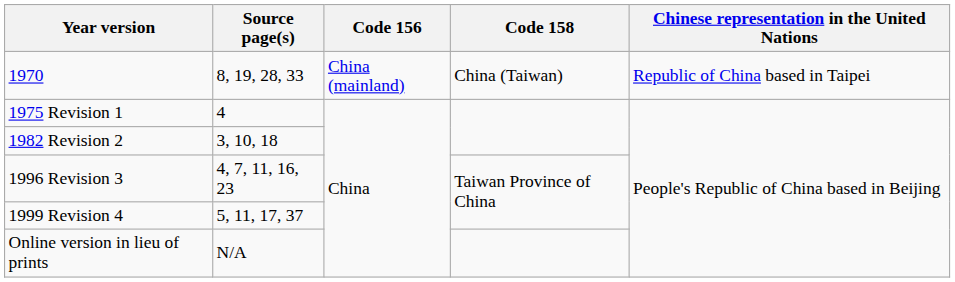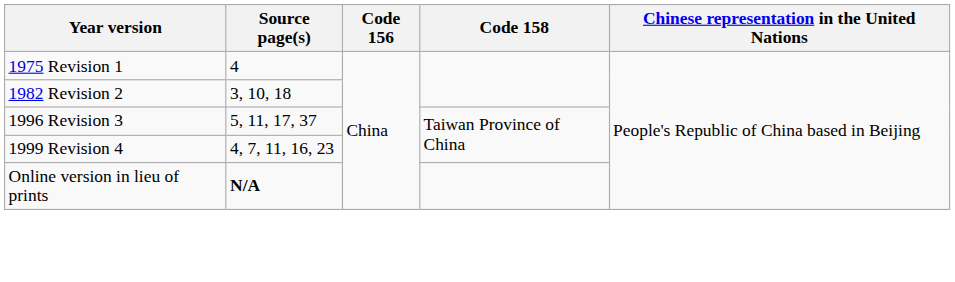- row: (26, 75)
(258, 178) 4, 7, 11, 16, 23 -> (273, 120) 5, 11, 17, 37
(260, 215) 5, 11, 17, 37 -> (282, 148) 4, 7, 11, 16, 23
(232, 252) normal -> (245, 186) bold
